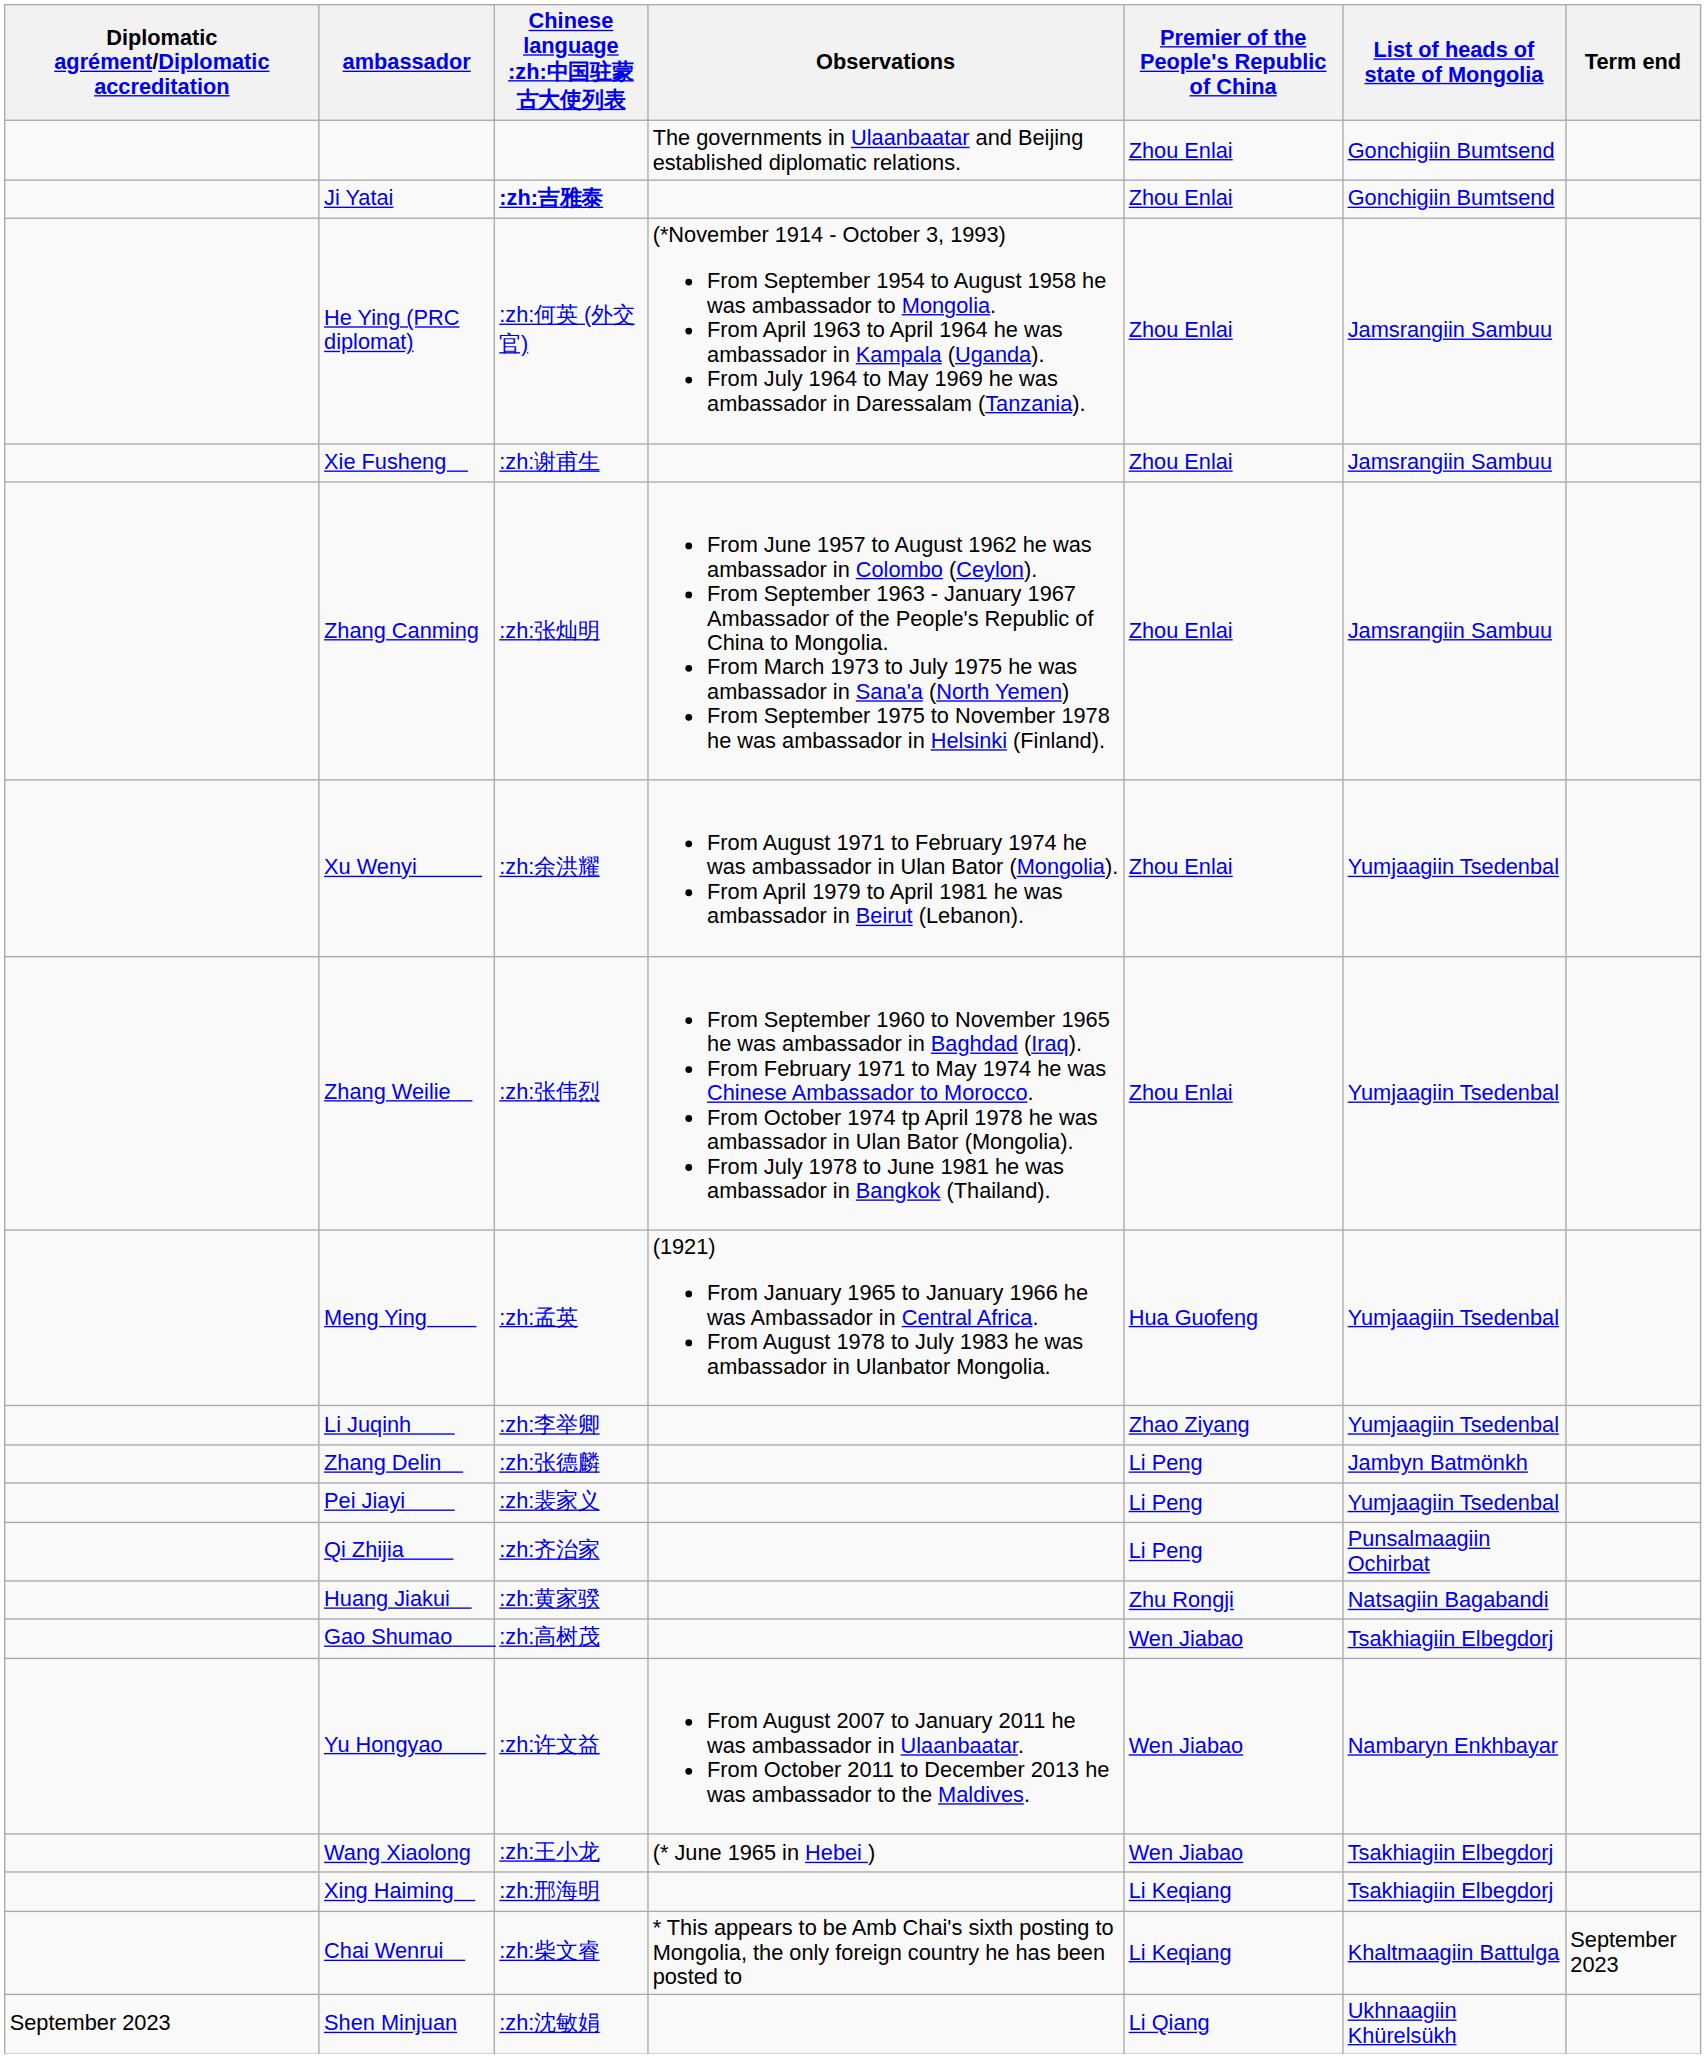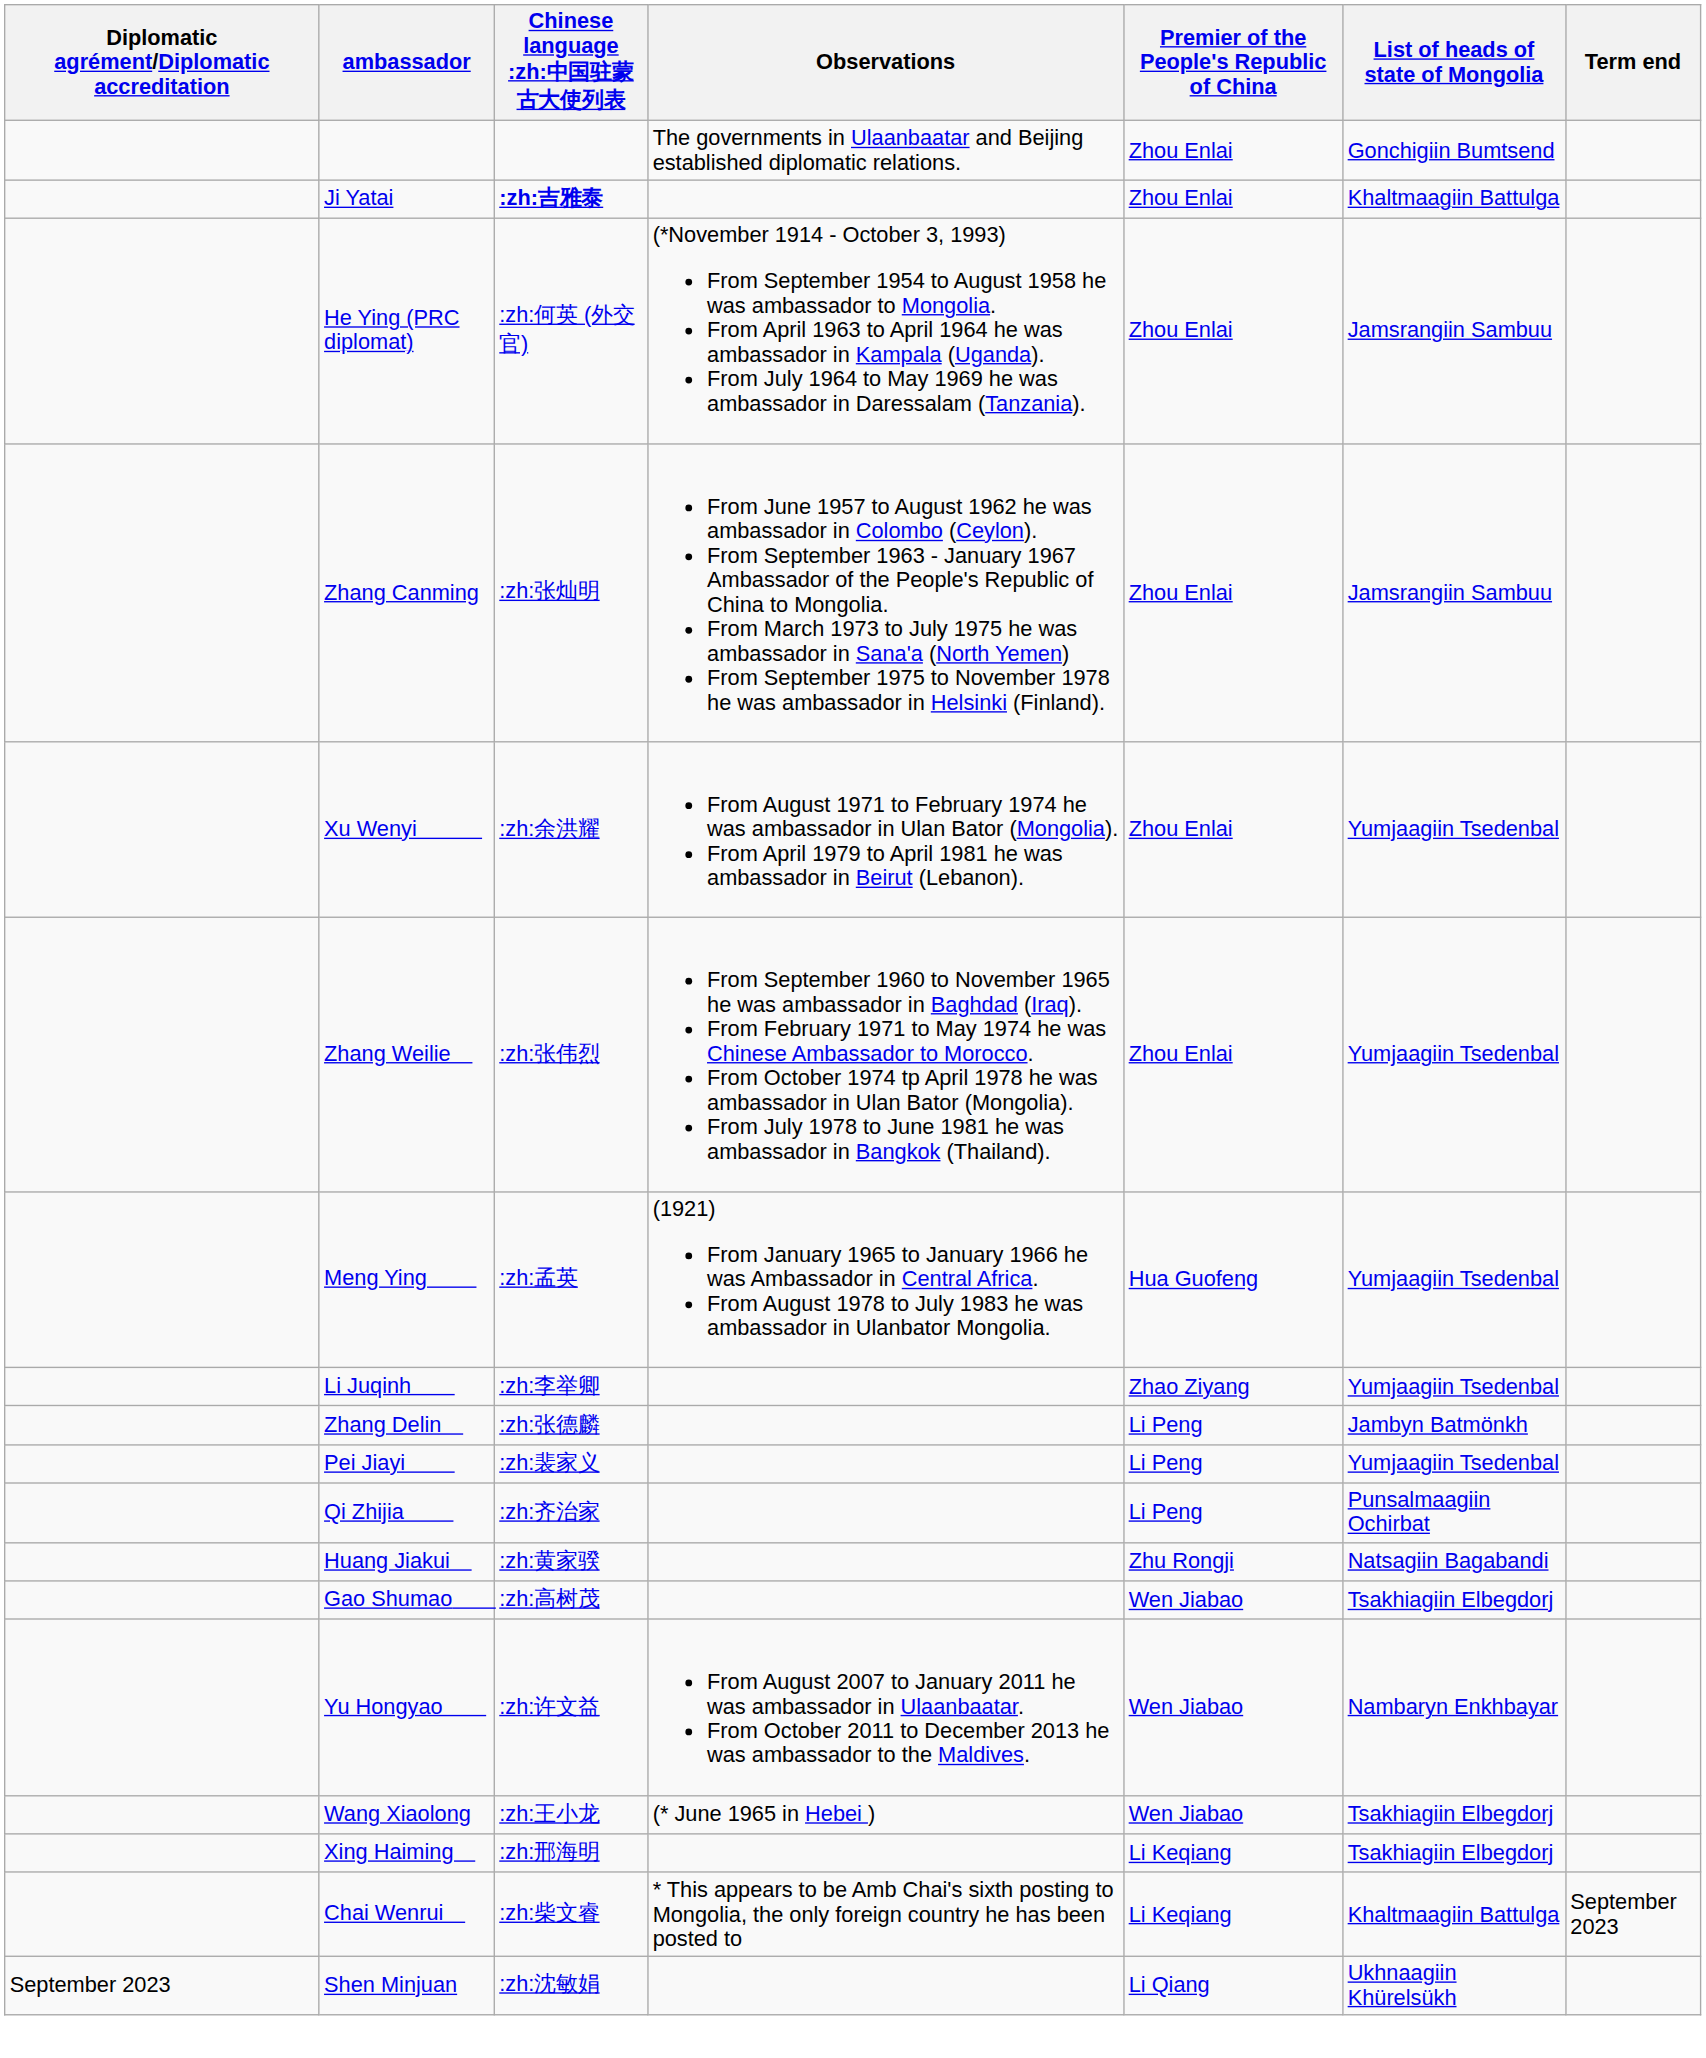(1451, 198) Gonchigiin Bumtsend -> (1454, 198) Khaltmaagiin Battulga
- row: (396, 461)
